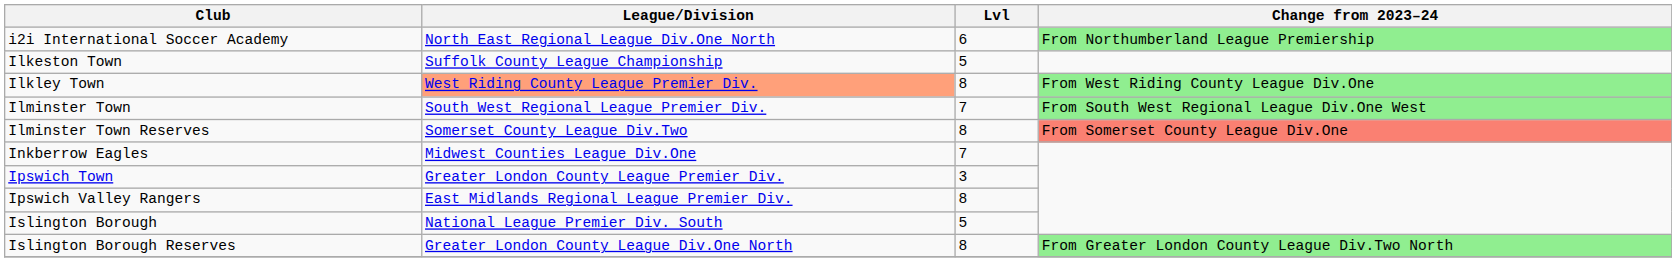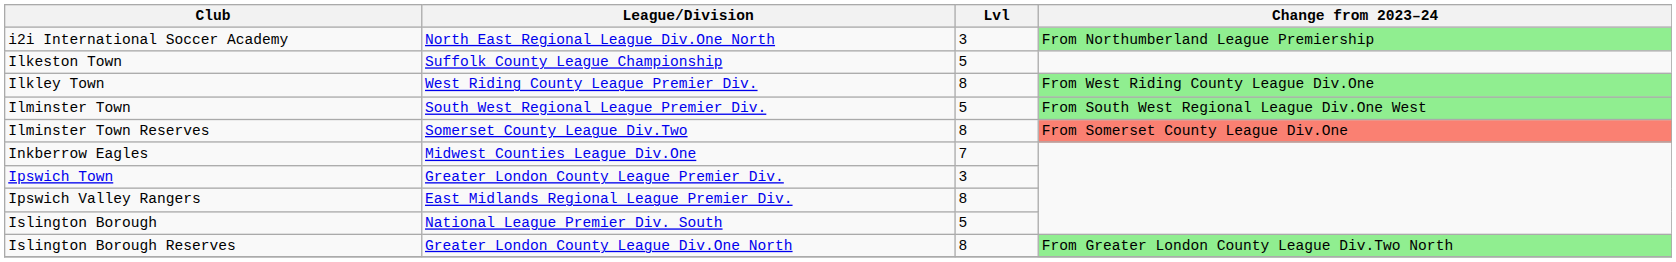(963, 39) 6 -> (963, 39) 3
(591, 85) lightsalmon background -> (591, 85) no background
(963, 108) 7 -> (963, 108) 5
